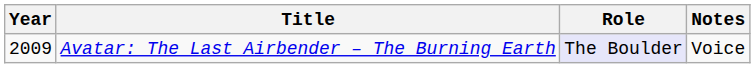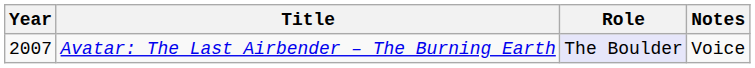(31, 49) 2009 -> (31, 49) 2007
